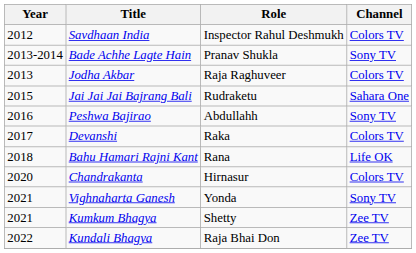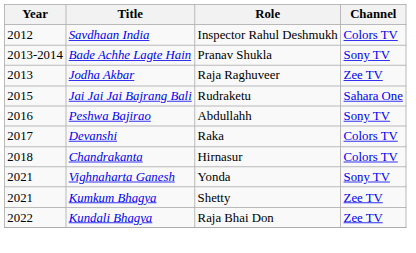(377, 75) Colors TV -> (363, 75) Zee TV
- row: (133, 156)
(20, 177) 2020 -> (20, 156) 2018
